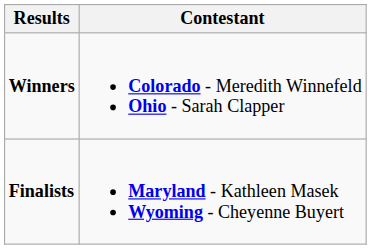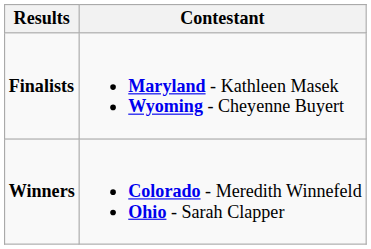rows swapped: (42, 85) <-> (41, 191)
